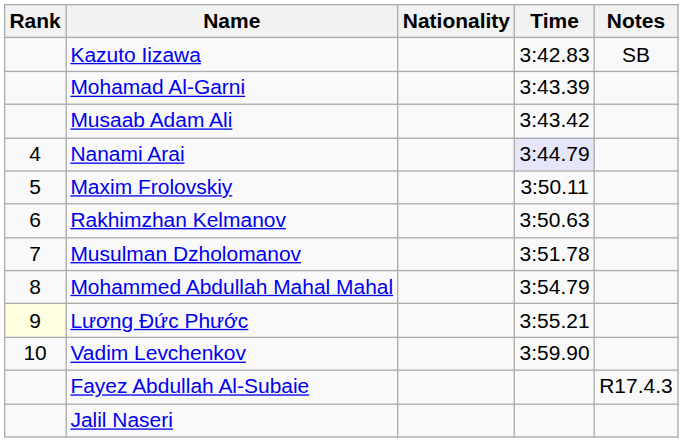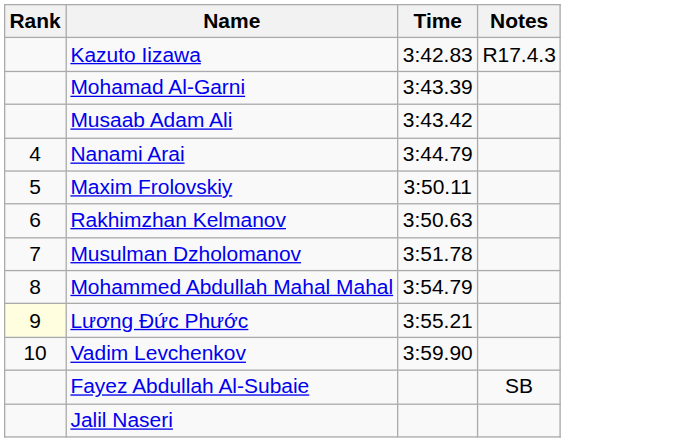- column: (456, 21)
(636, 54) SB -> (519, 54) R17.4.3
(555, 154) lavender background -> (438, 154) no background
(636, 386) R17.4.3 -> (519, 386) SB
